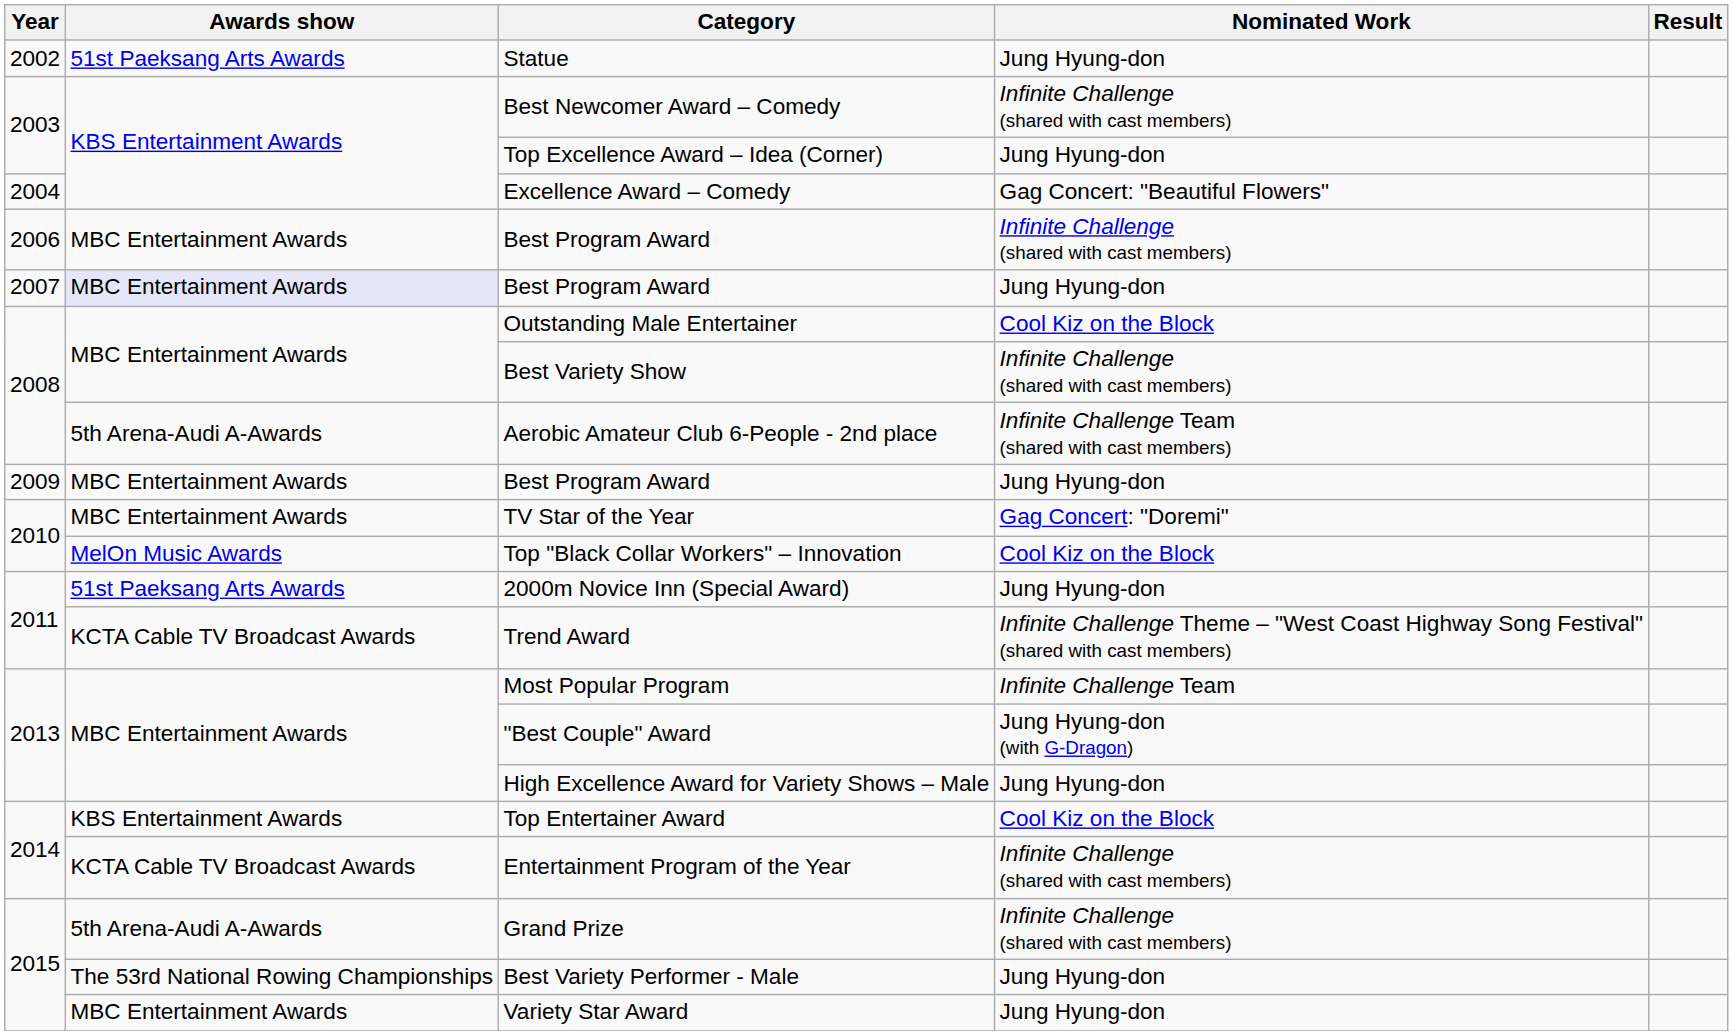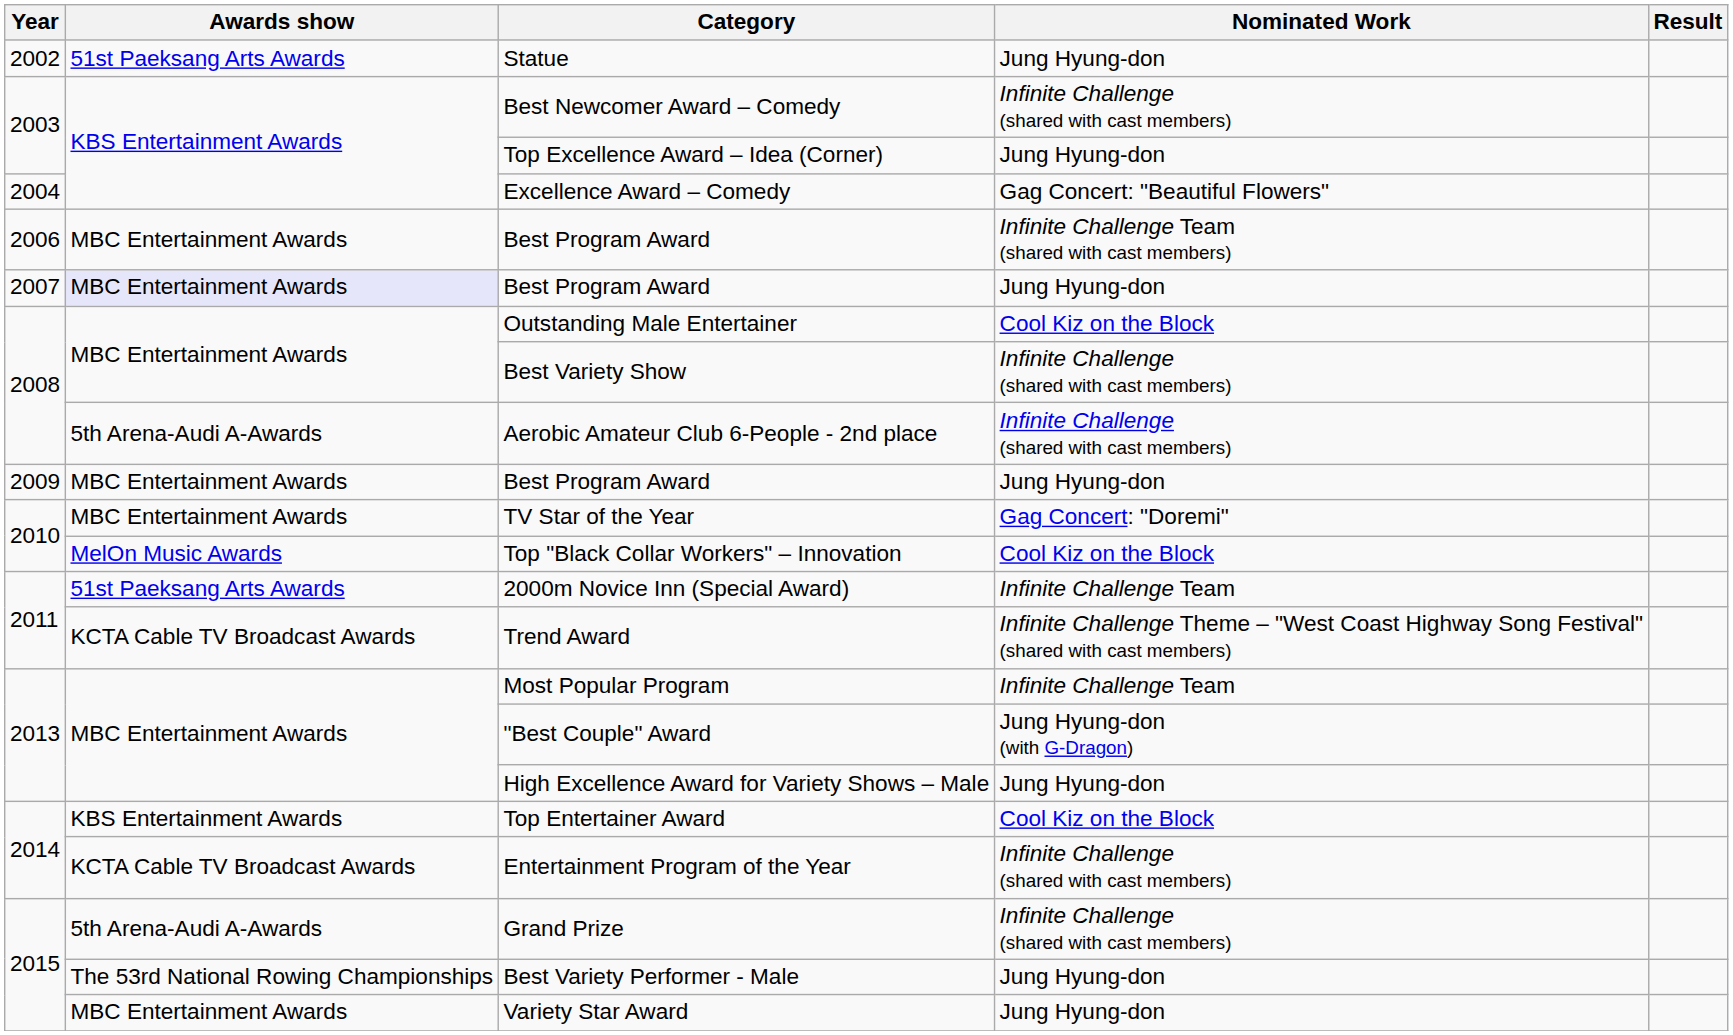(1116, 239) Infinite Challenge (shared with cast members) -> (1117, 239) Infinite Challenge Team (shared with cast members)
(1117, 433) Infinite Challenge Team (shared with cast members) -> (1116, 433) Infinite Challenge (shared with cast members)
(1082, 589) Jung Hyung-don -> (1117, 589) Infinite Challenge Team
